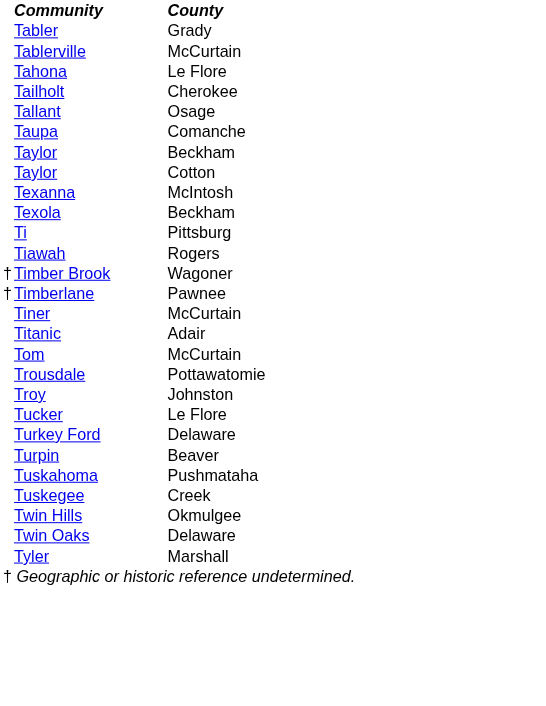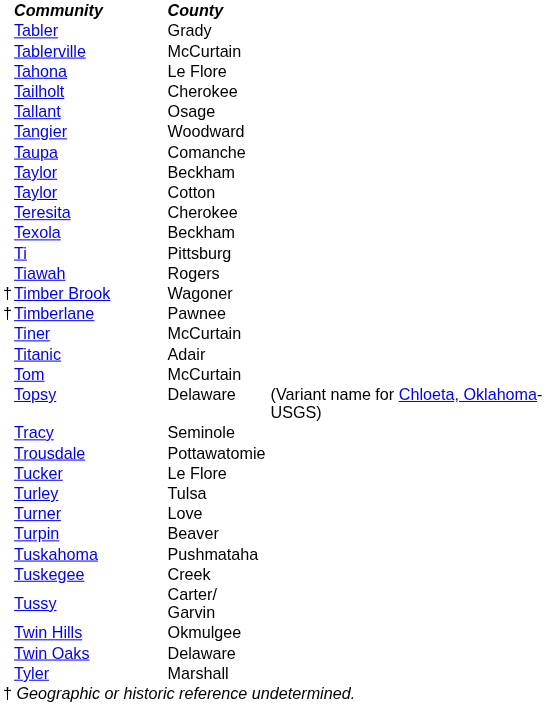+ row: (41, 132)
+ row: (42, 213)
- row: (45, 192)
+ row: (35, 394)
+ row: (34, 433)
- row: (30, 394)
- row: (57, 435)
+ row: (36, 493)
+ row: (38, 514)
+ row: (35, 603)
